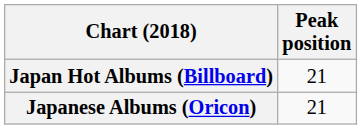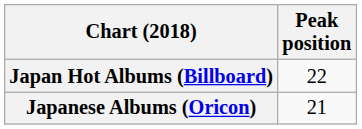(317, 75) 21 -> (317, 75) 22
